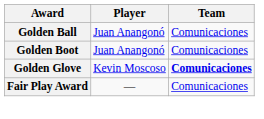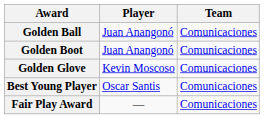(211, 68) bold -> (218, 68) normal
+ row: (52, 86)
